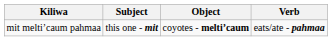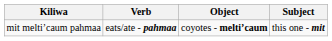columns swapped: (132, 12) <-> (289, 12)
